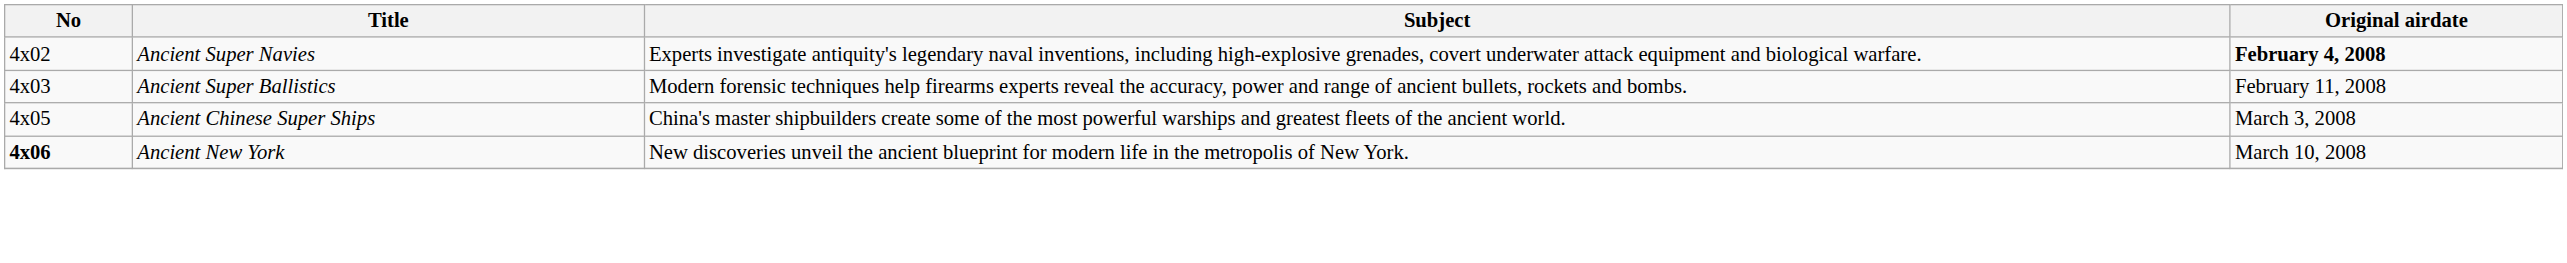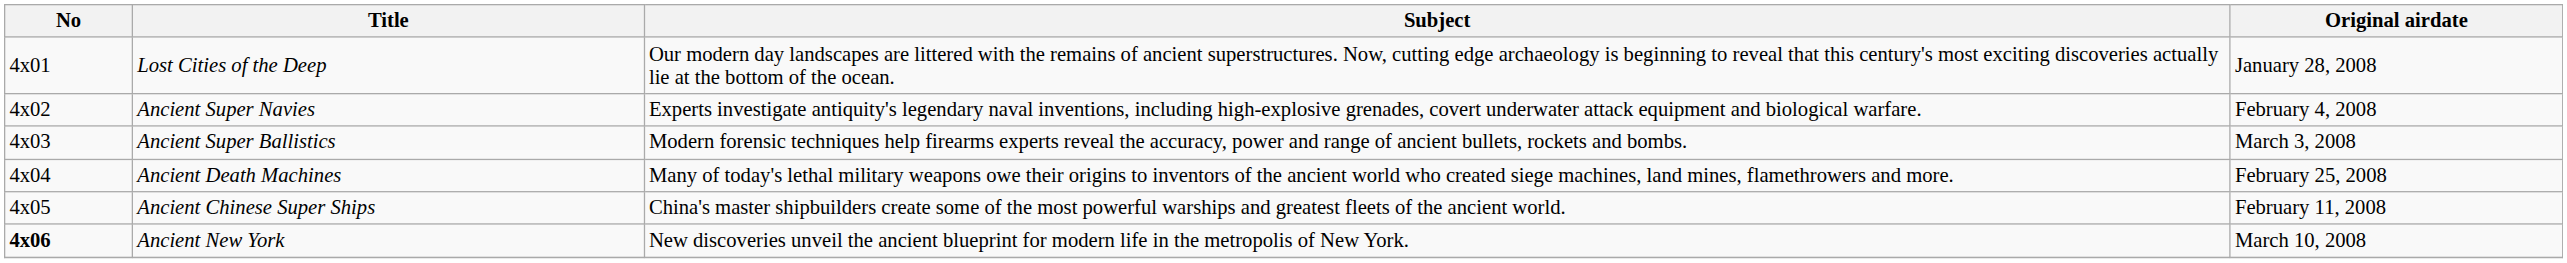+ row: (232, 65)
(2310, 53) bold -> (2306, 109) normal
(2310, 86) February 11, 2008 -> (2295, 142) March 3, 2008
+ row: (239, 175)
(2295, 119) March 3, 2008 -> (2310, 207) February 11, 2008
